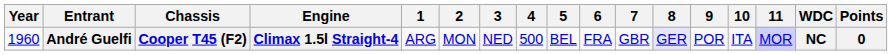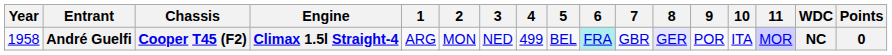(24, 39) 1960 -> (24, 39) 1958
(531, 39) 500 -> (531, 39) 499
(598, 39) no background -> (598, 39) paleturquoise background
